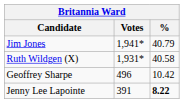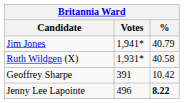(124, 75) 496 -> (124, 75) 391
(124, 91) 391 -> (124, 91) 496
